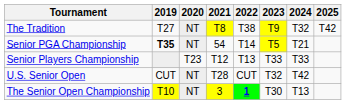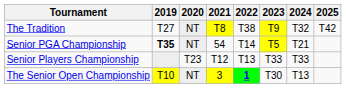- row: (46, 76)
